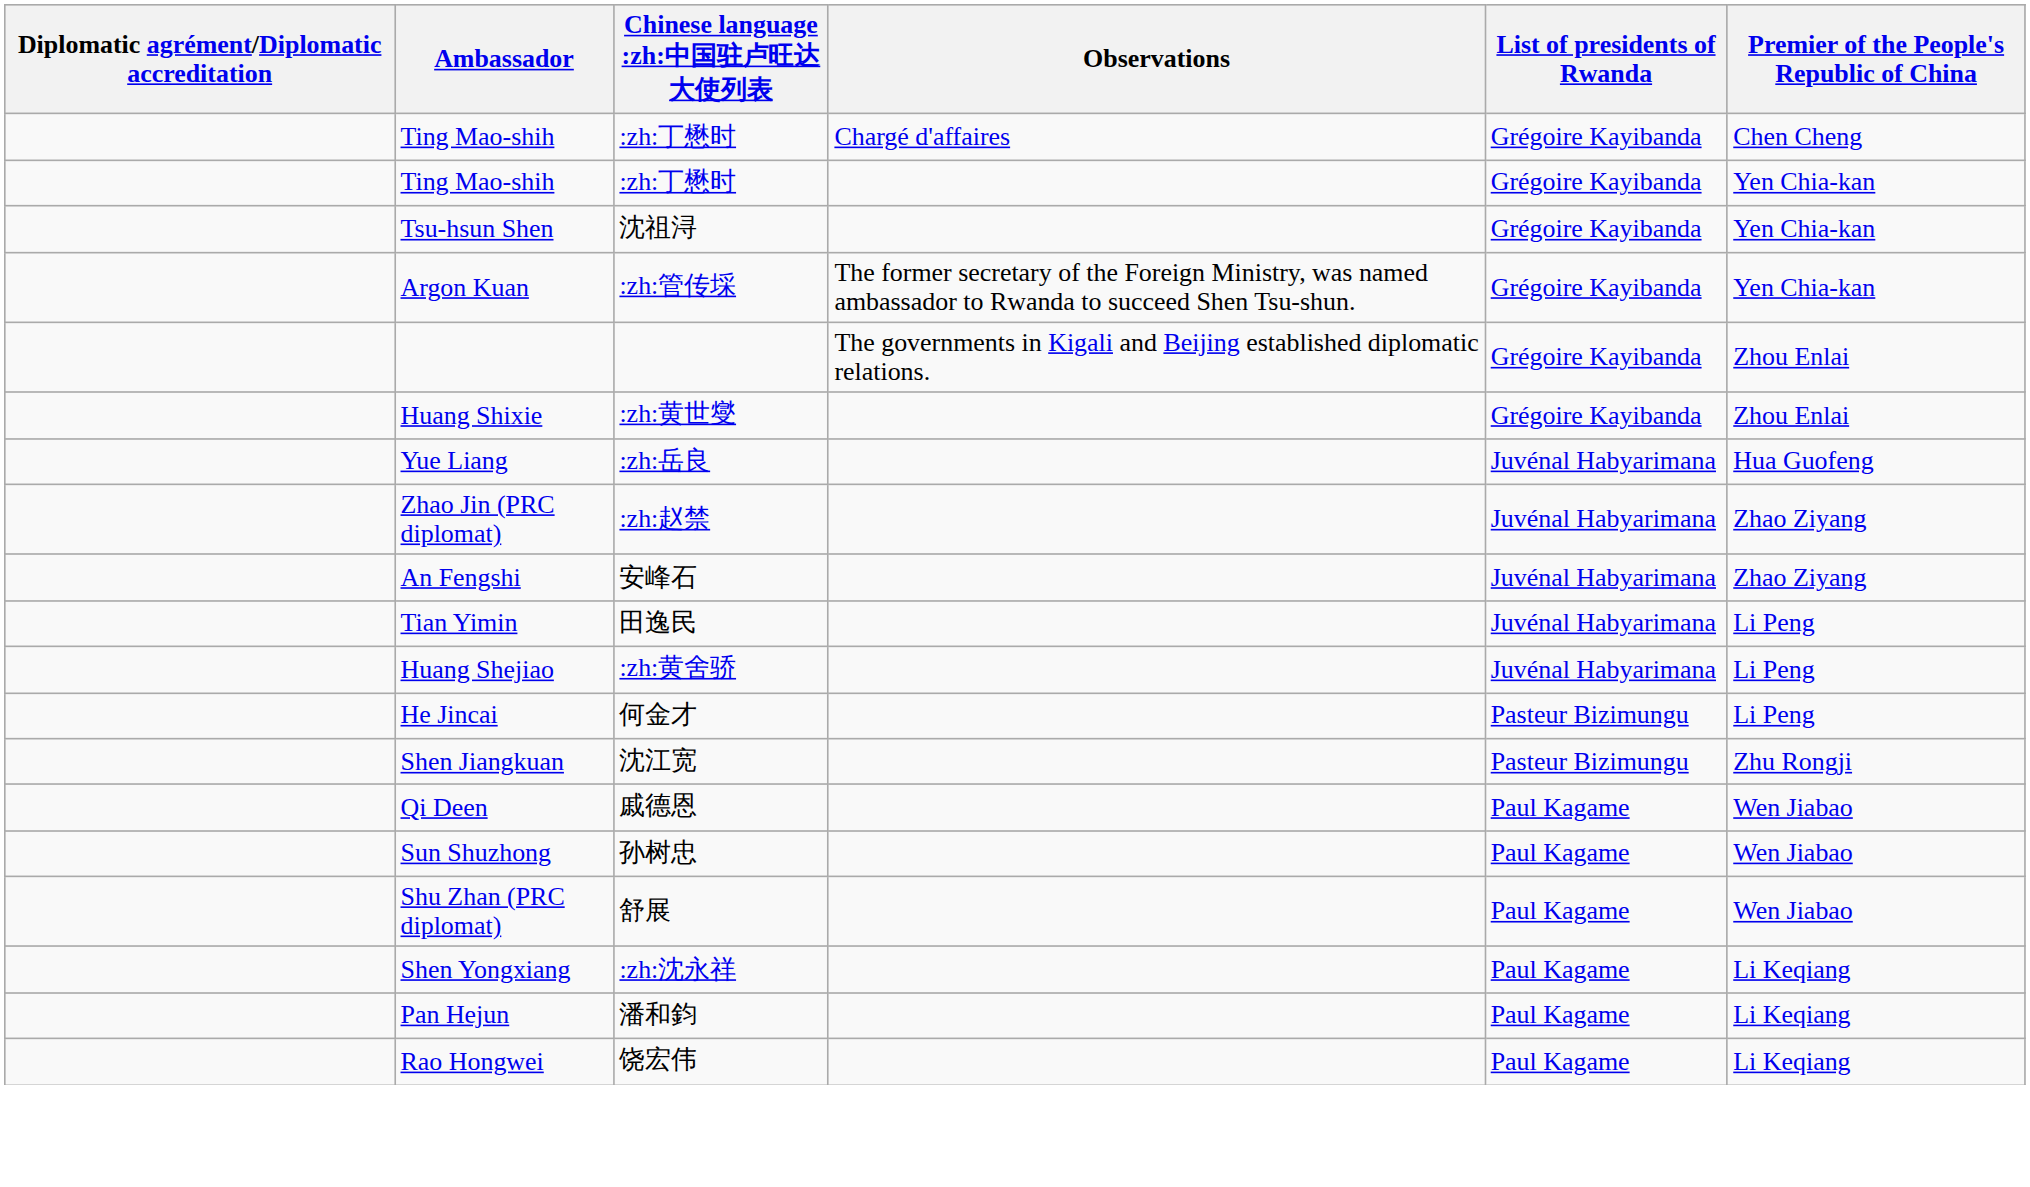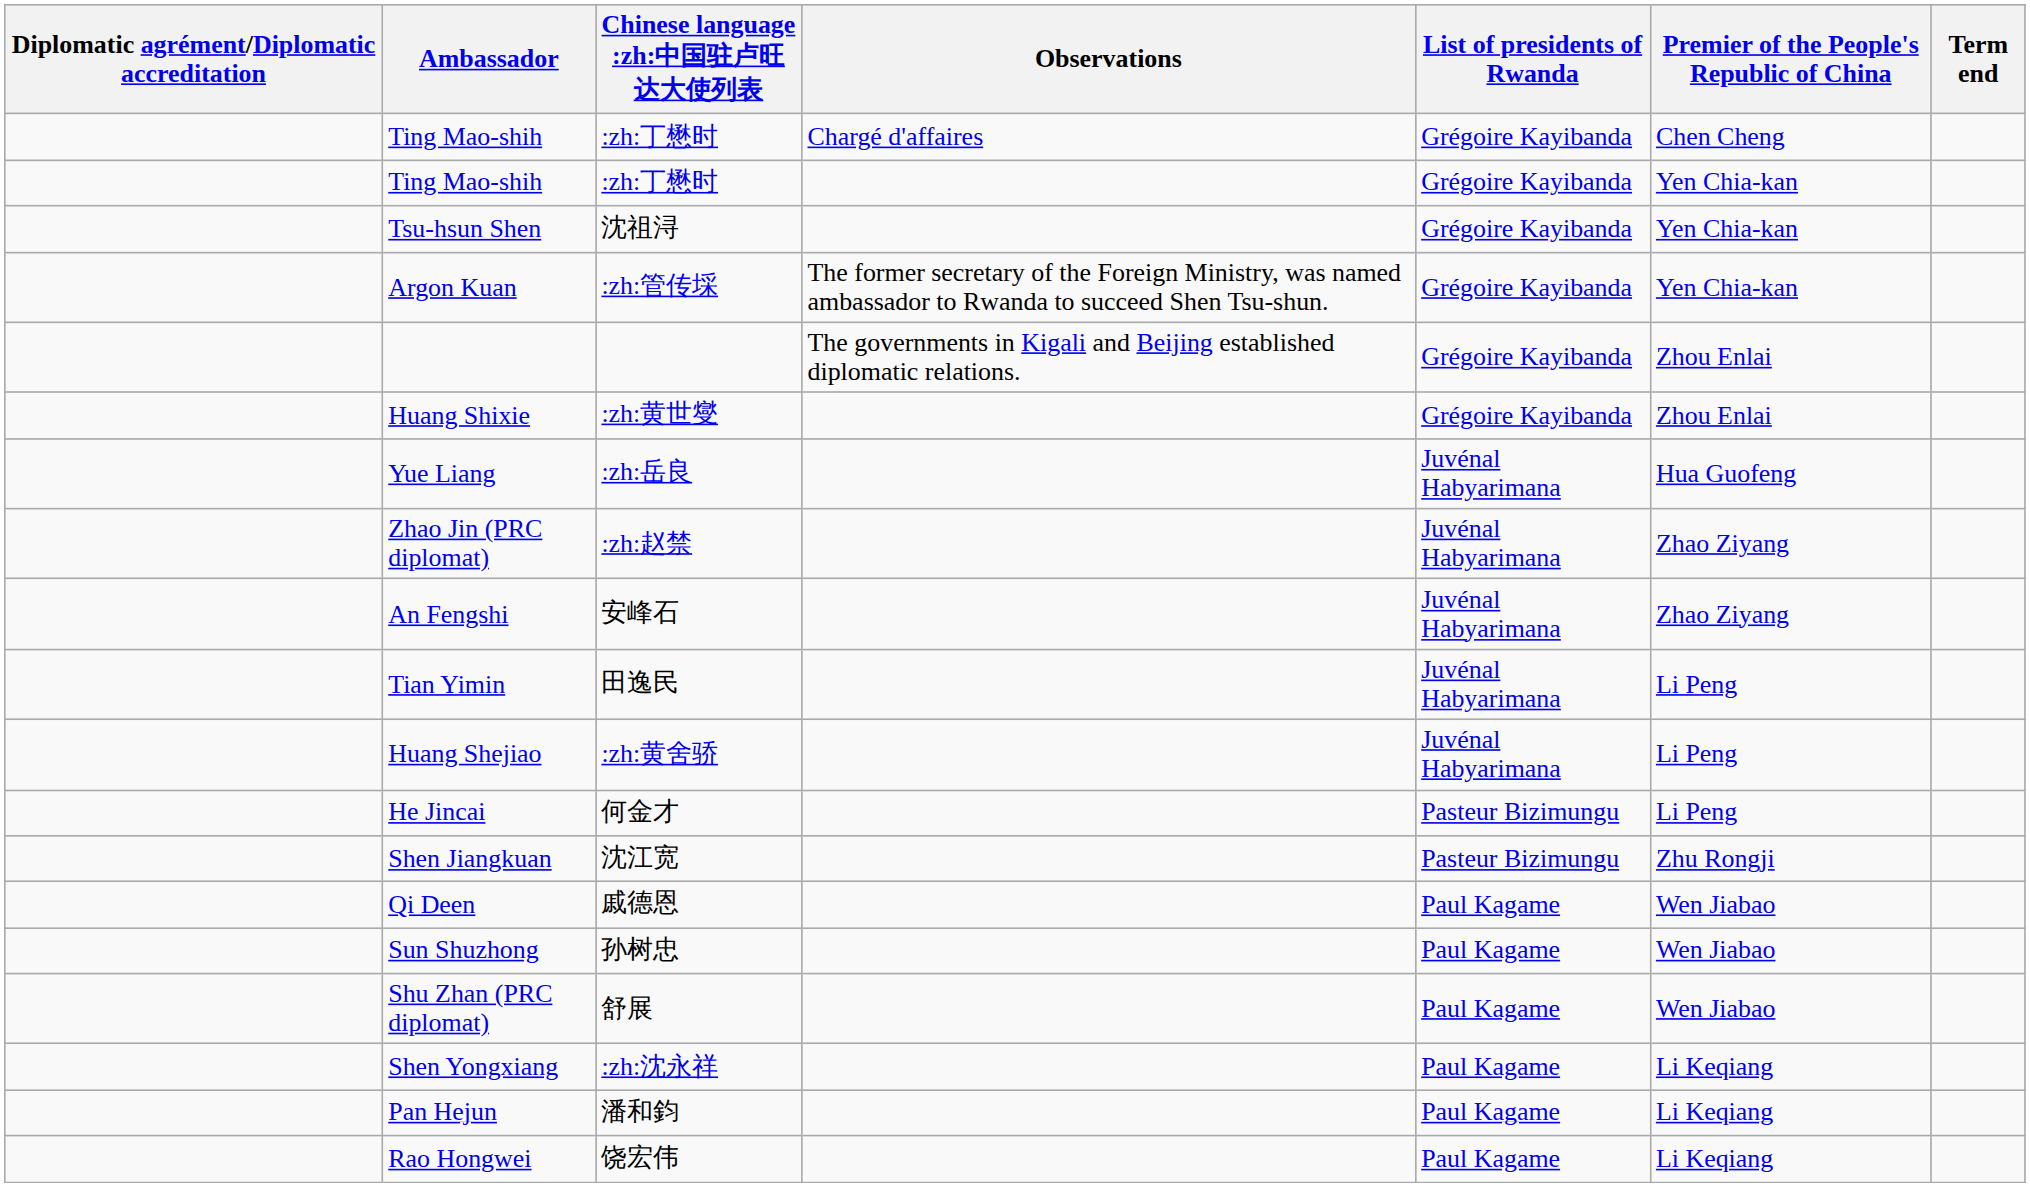+ column: (1978, 59)
